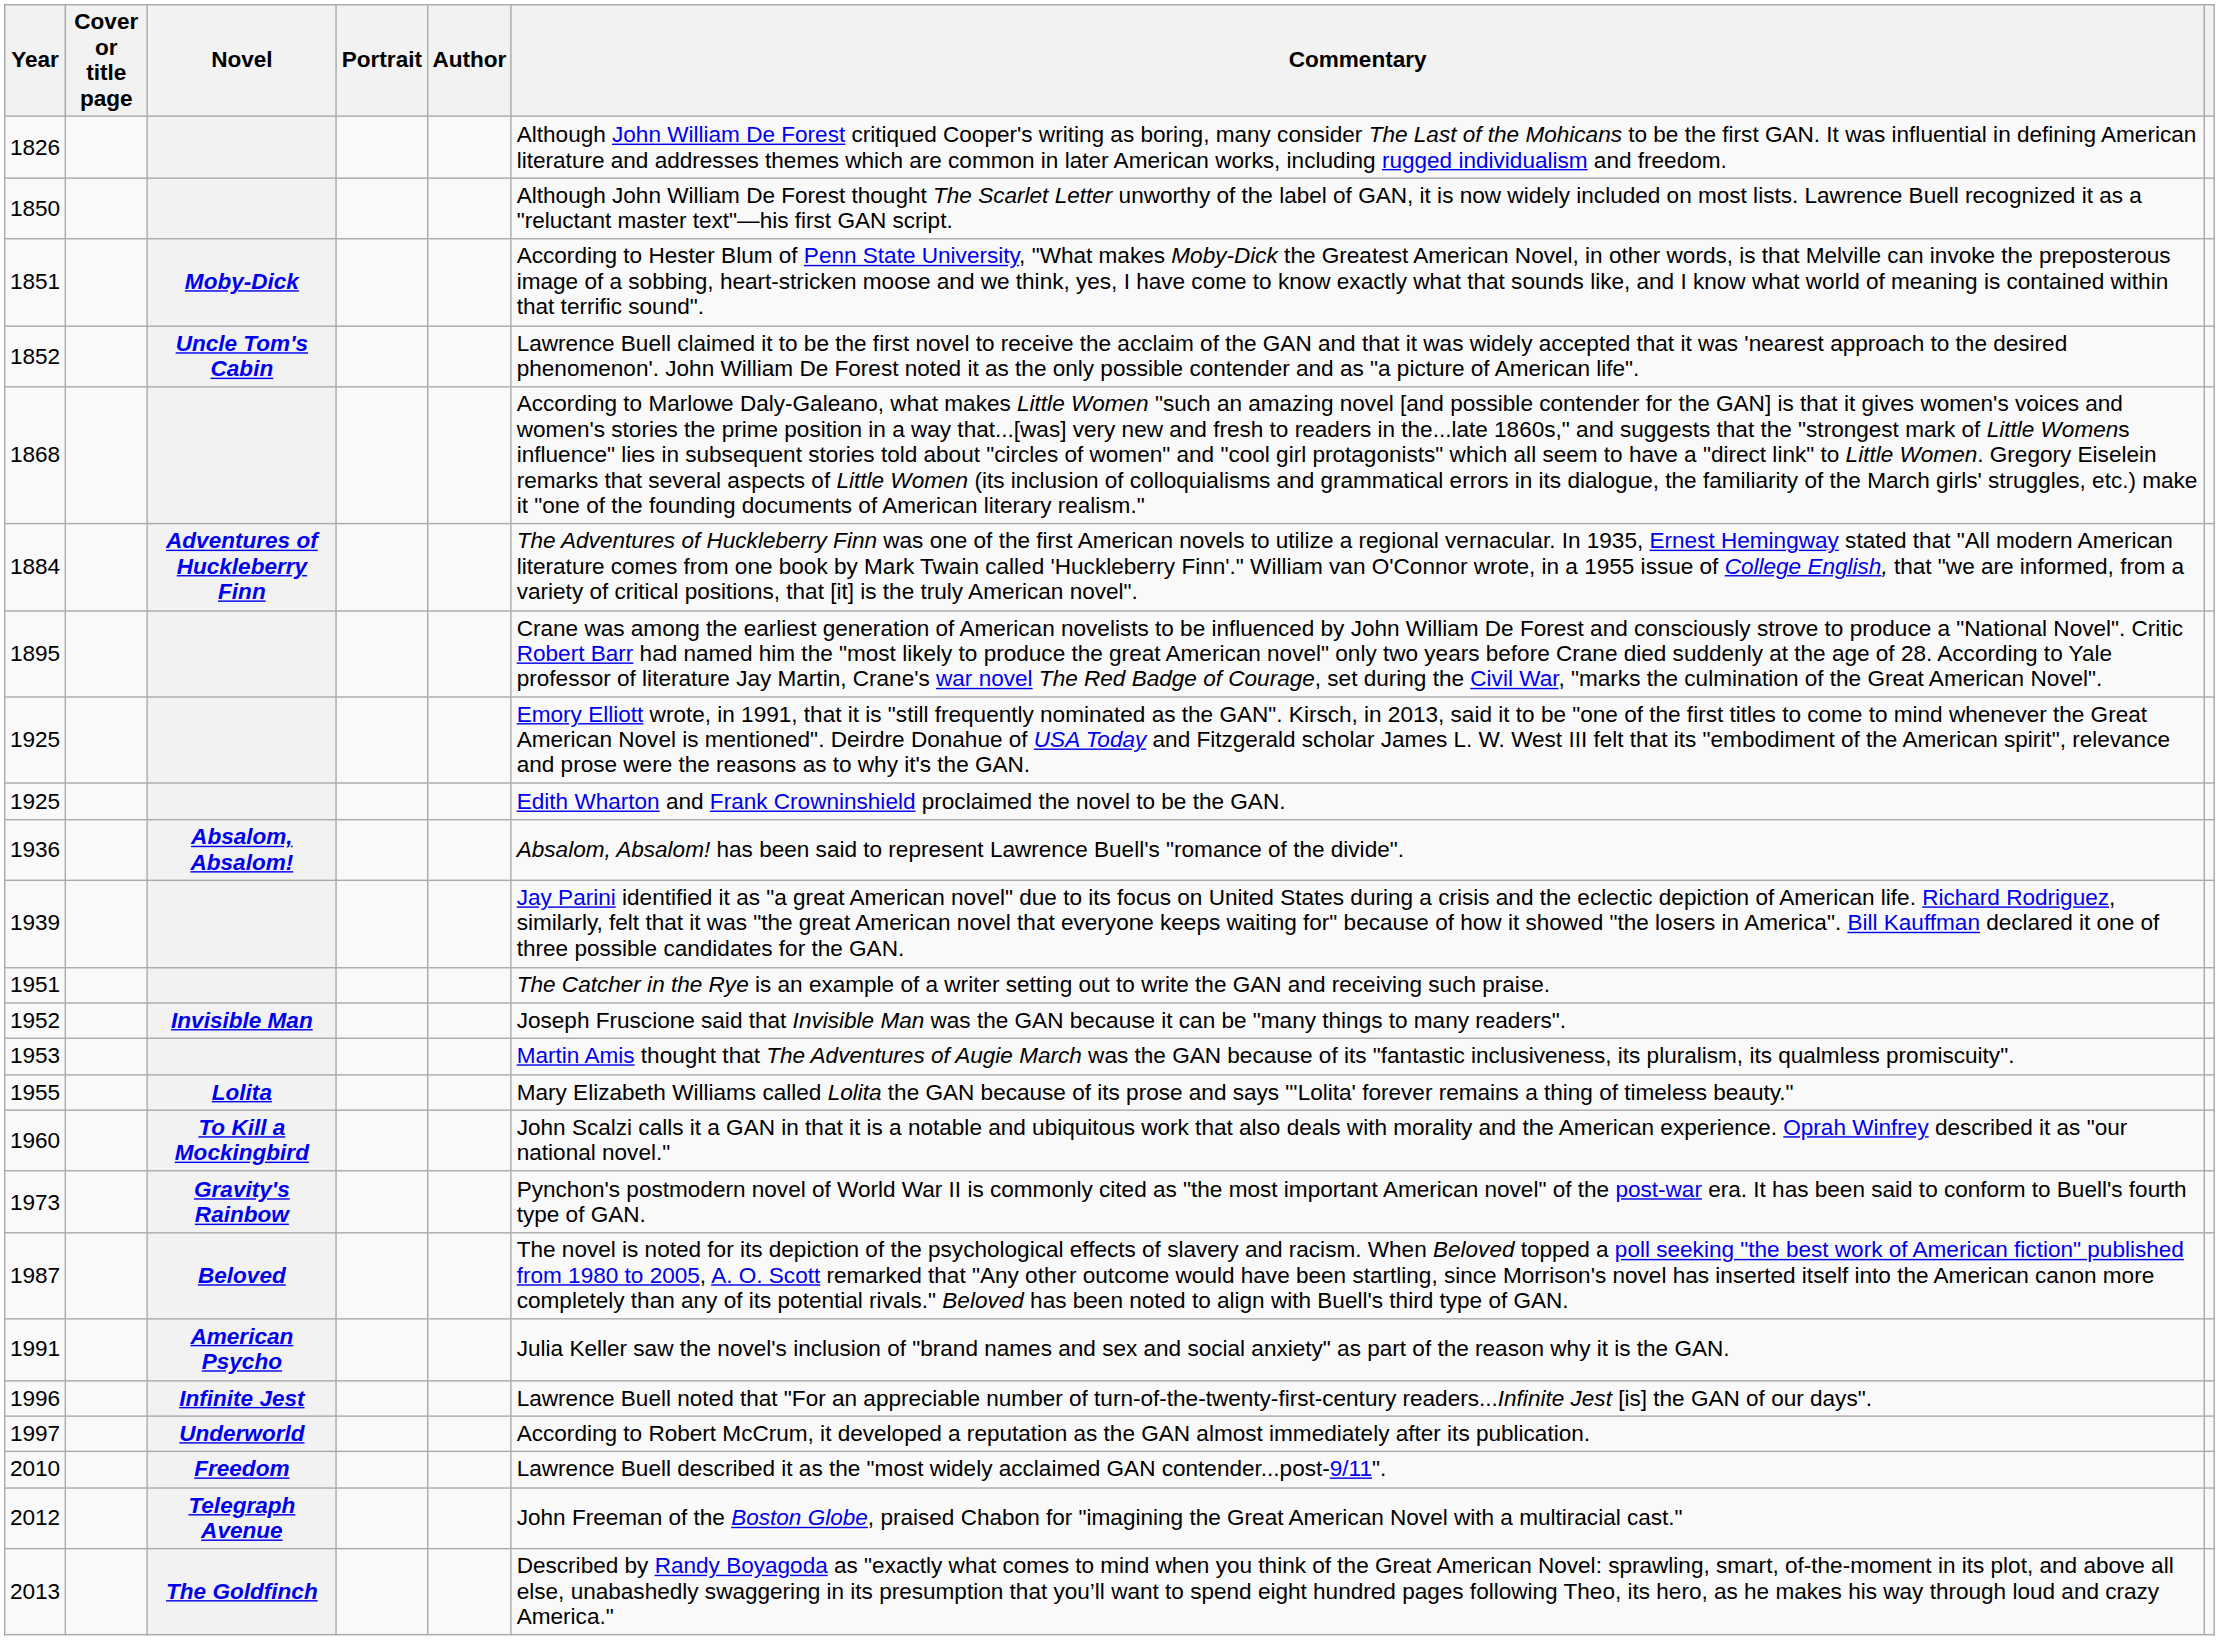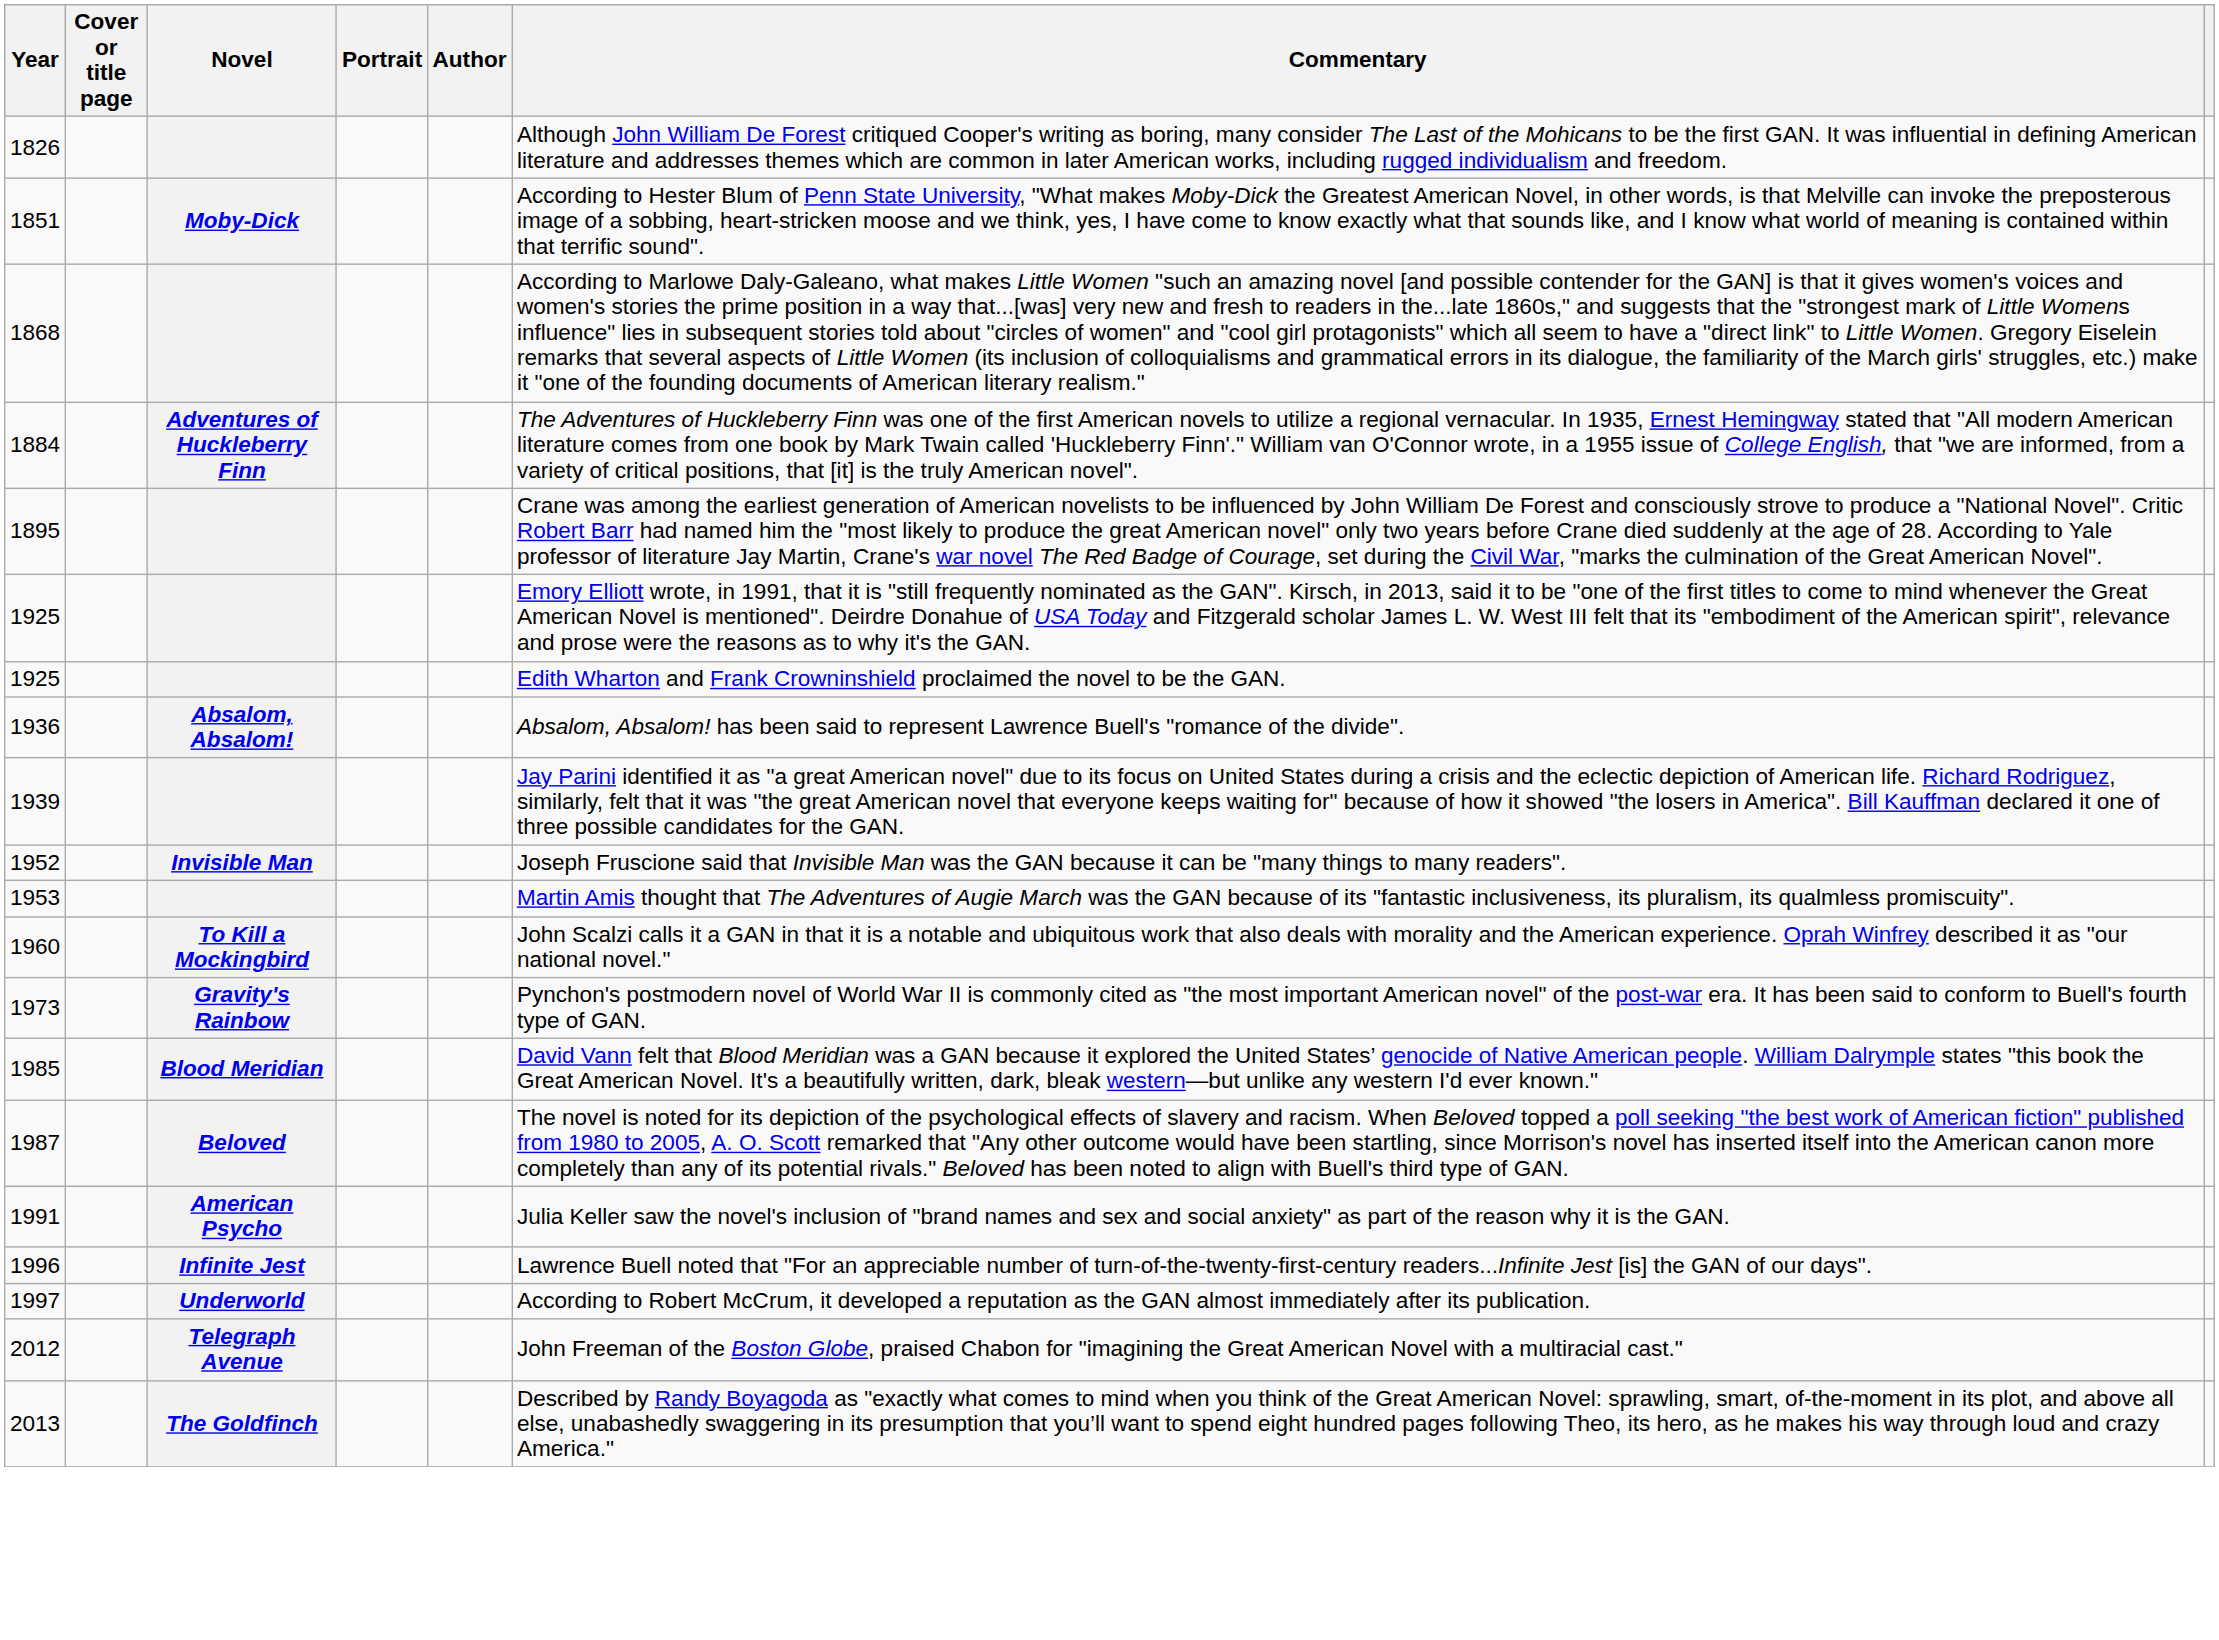- row: (35, 208)
- row: (35, 355)
- row: (35, 984)
- row: (35, 1092)
+ row: (35, 1068)
- row: (35, 1469)
